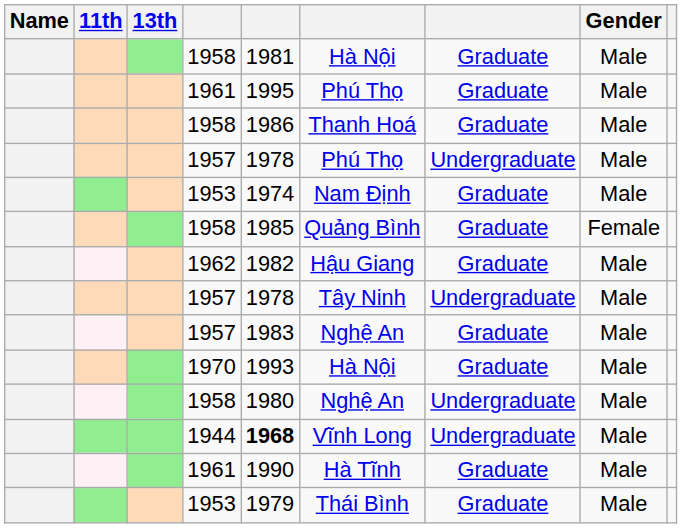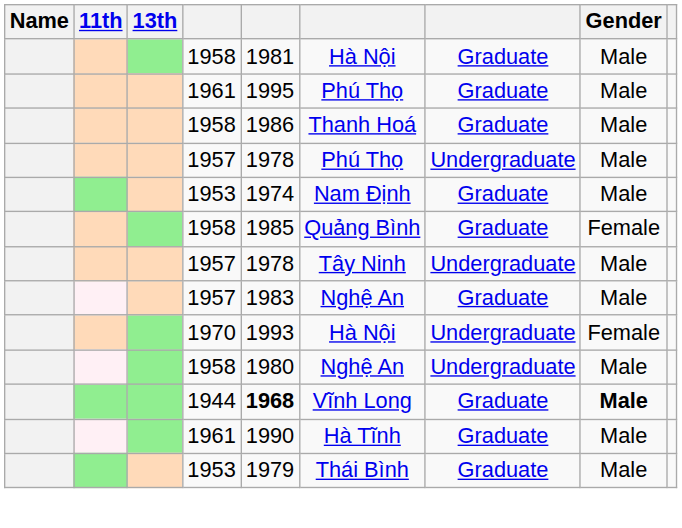- row: (39, 264)
(503, 366) Graduate -> (503, 332) Undergraduate
(624, 366) Male -> (624, 332) Female
(503, 435) Undergraduate -> (503, 401) Graduate
(624, 435) normal -> (624, 401) bold
